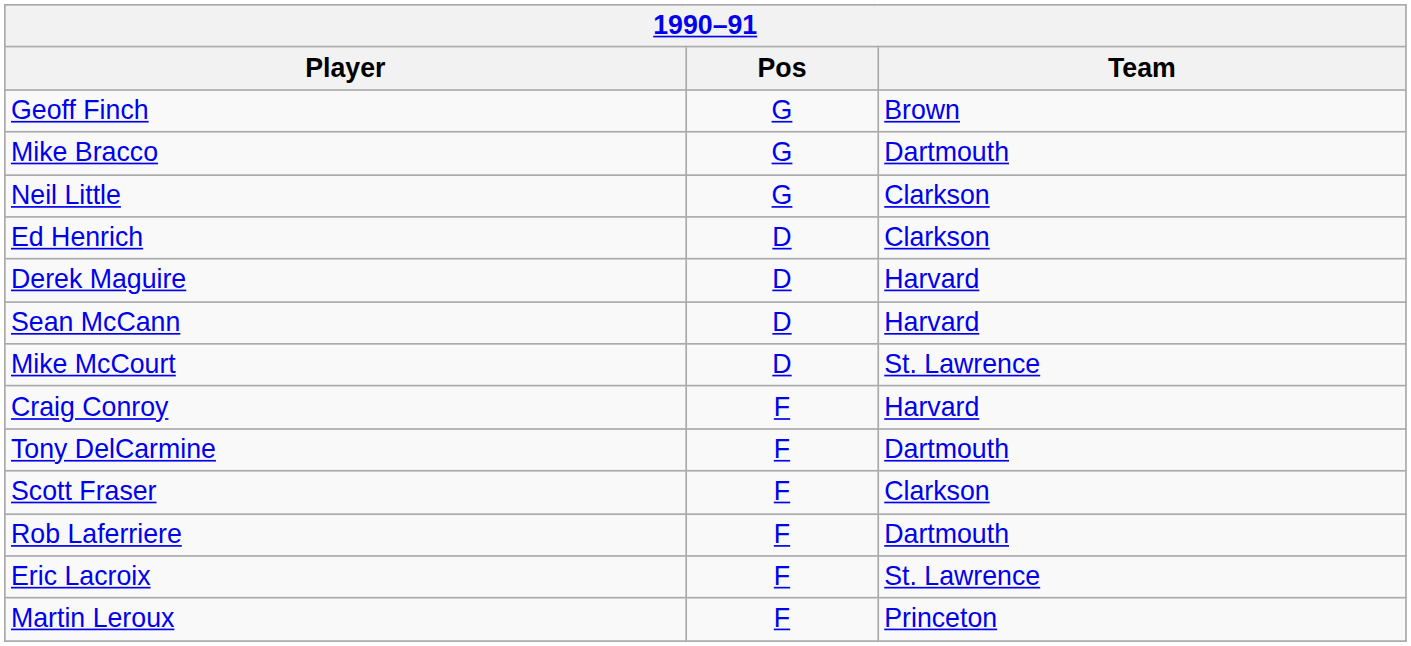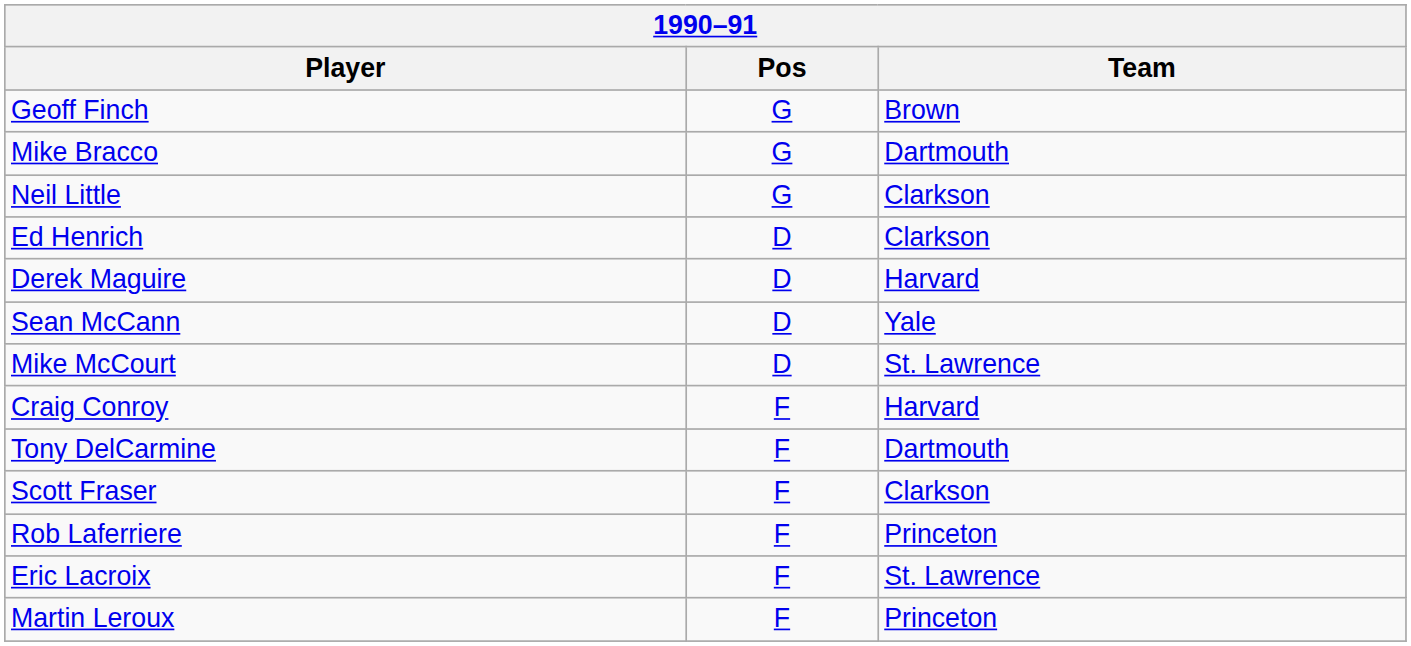(932, 322) Harvard -> (910, 322) Yale
(947, 534) Dartmouth -> (941, 534) Princeton
